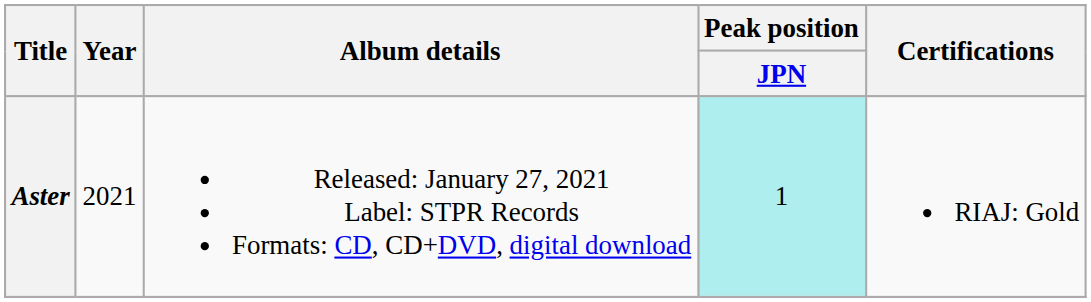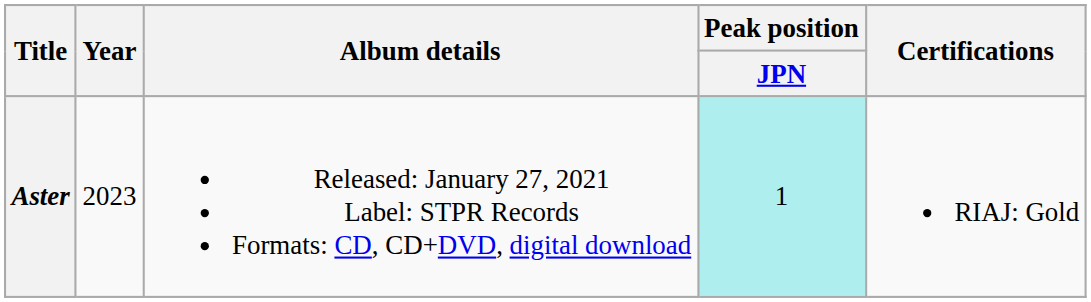(109, 195) 2021 -> (109, 195) 2023
